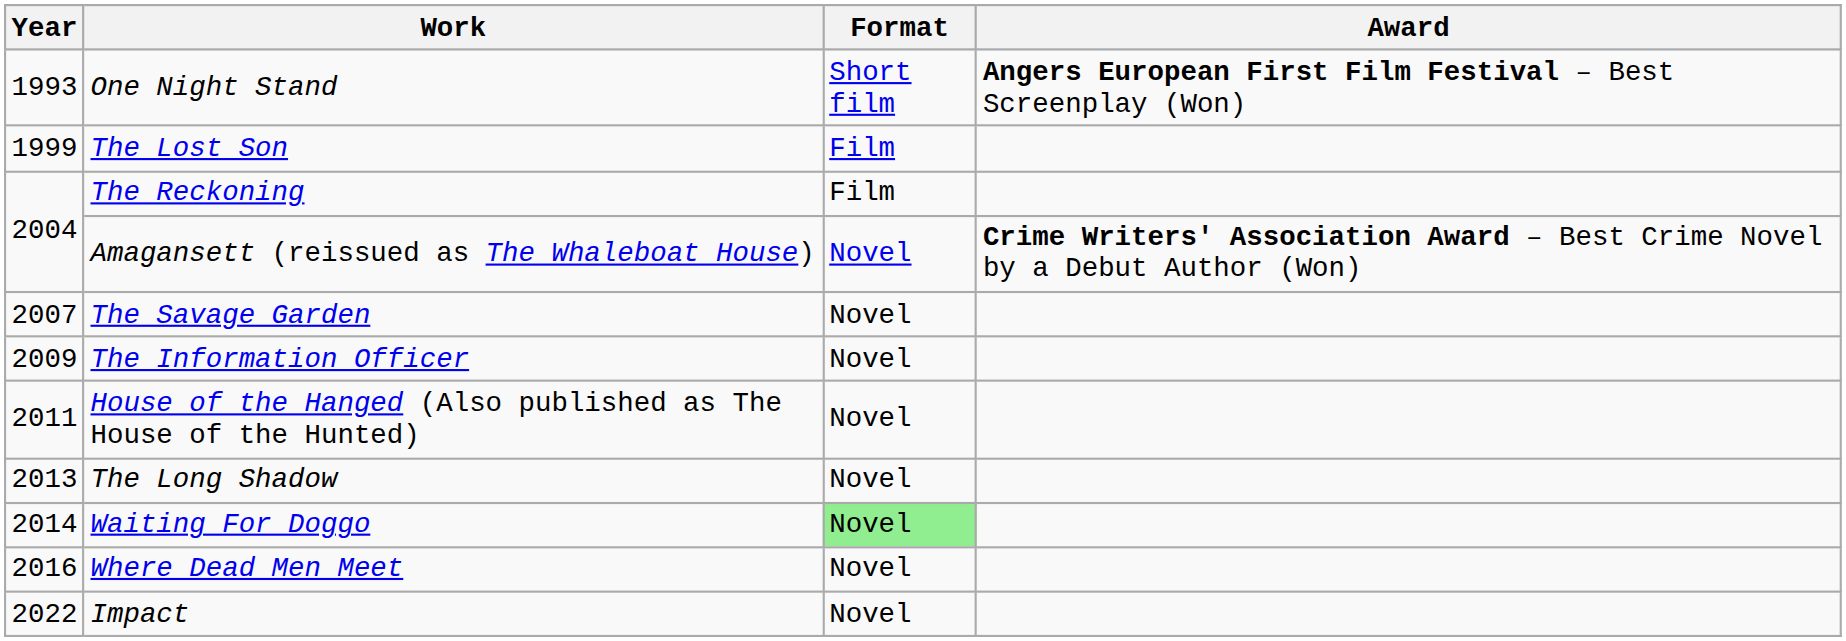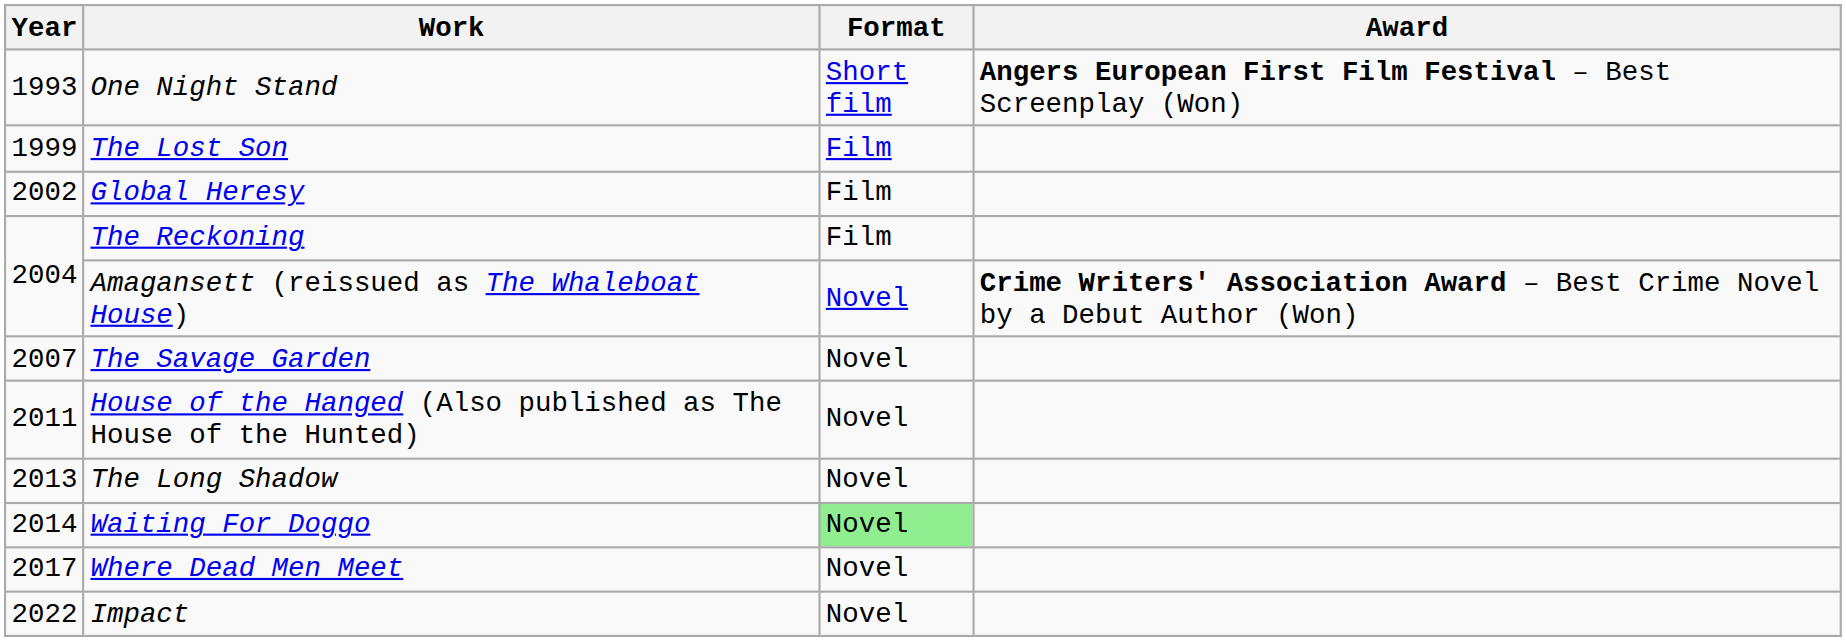+ row: (198, 193)
- row: (280, 359)
(45, 569) 2016 -> (45, 569) 2017
